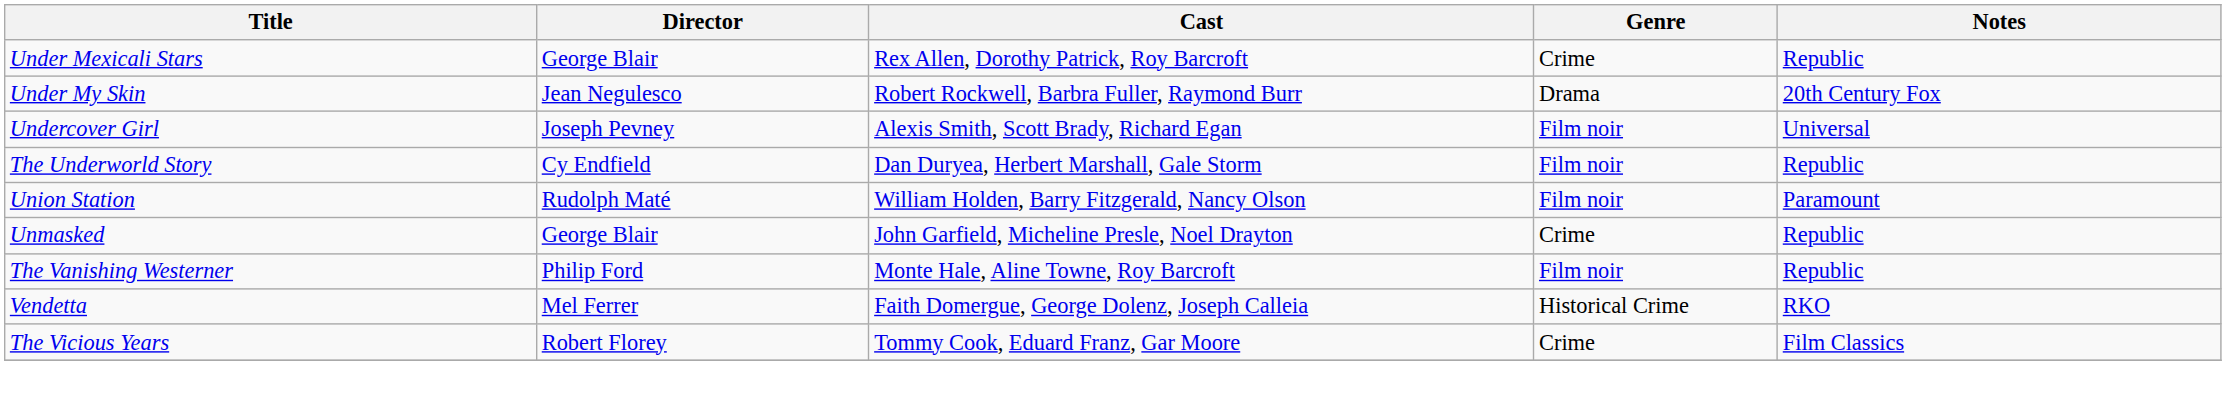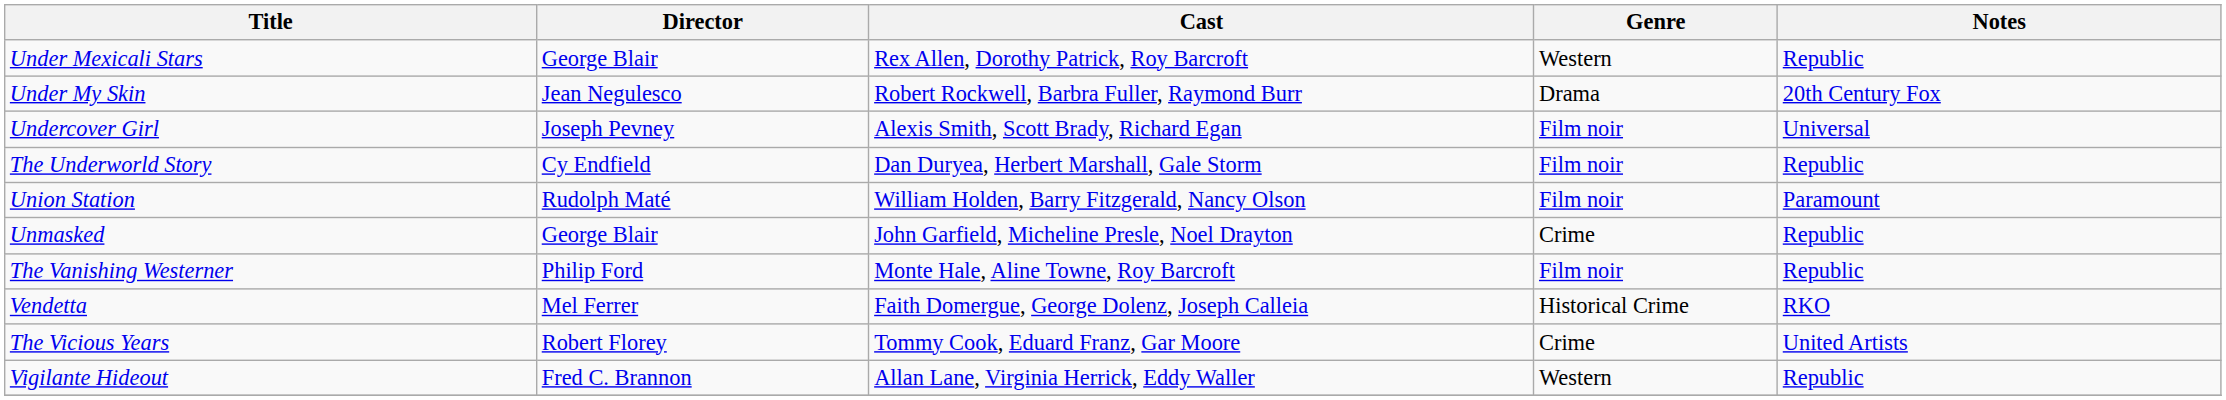(1567, 57) Crime -> (1575, 57) Western
(1843, 341) Film Classics -> (1845, 341) United Artists
+ row: (89, 377)
